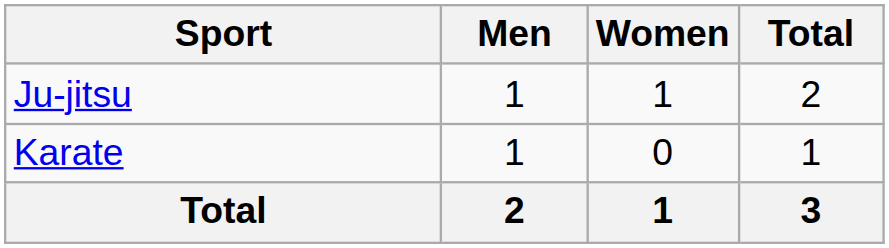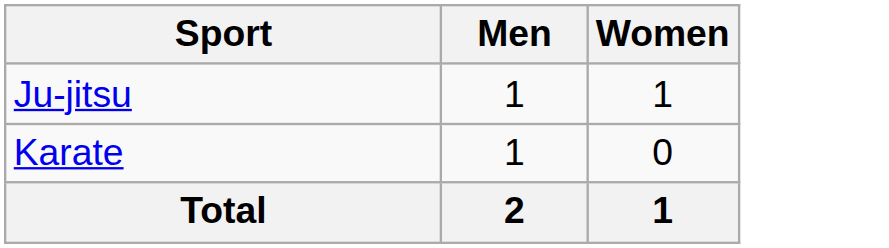- column: (811, 34)
